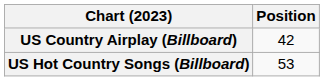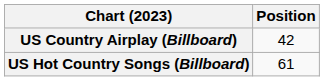(286, 64) 53 -> (286, 64) 61
